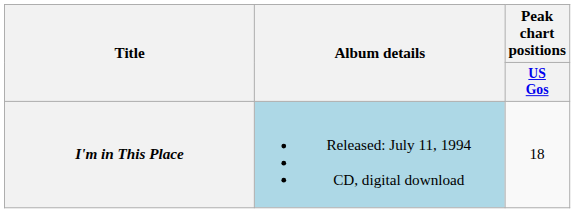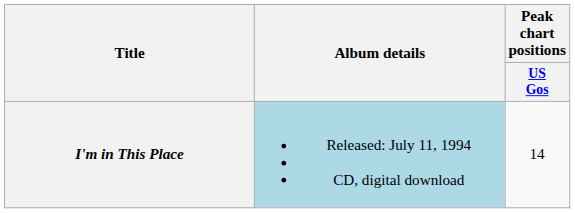(537, 154) 18 -> (537, 154) 14
